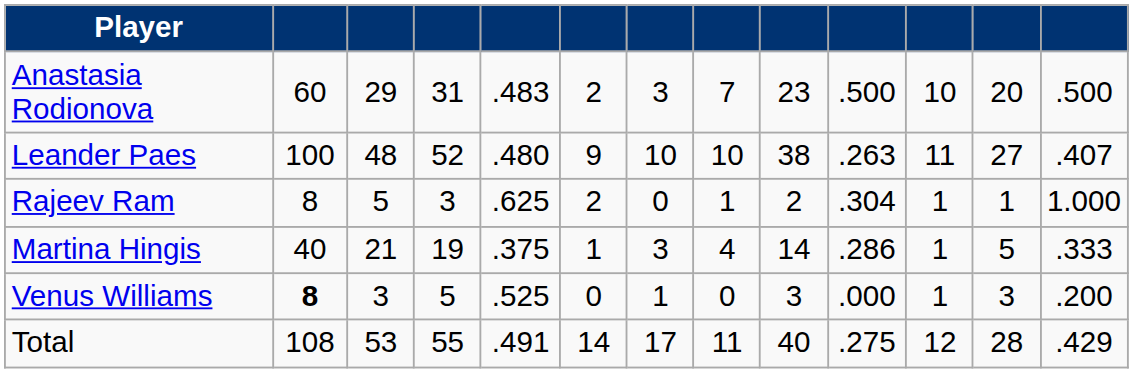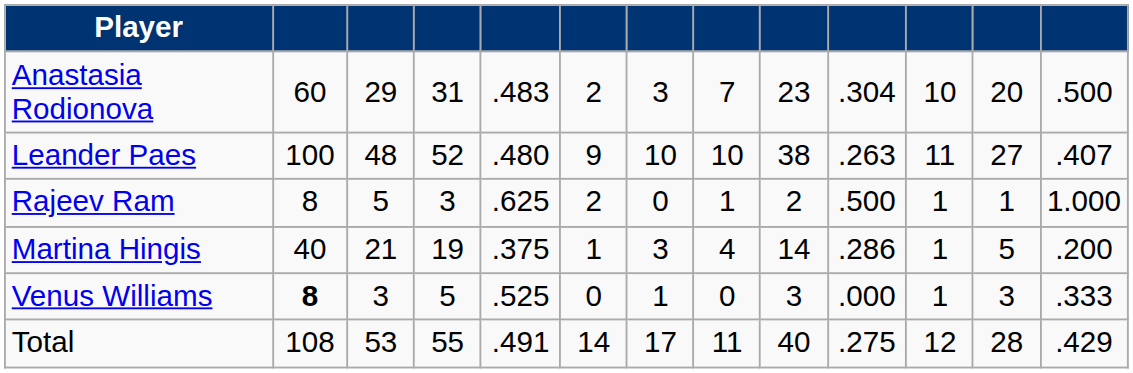(867, 91) .500 -> (867, 91) .304
(867, 202) .304 -> (867, 202) .500
(1084, 249) .333 -> (1084, 249) .200
(1084, 295) .200 -> (1084, 295) .333
